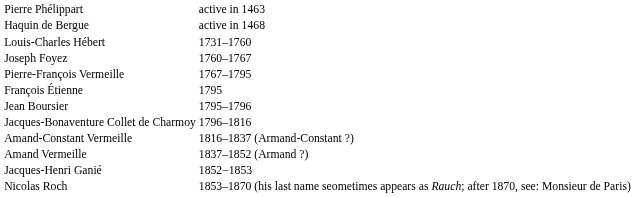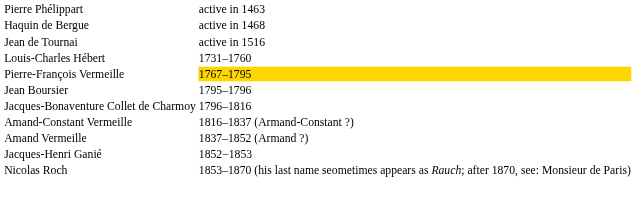+ row: (41, 42)
- row: (36, 58)
(225, 74) no background -> (225, 74) gold background
- row: (44, 90)
